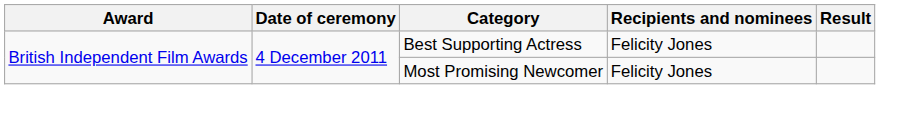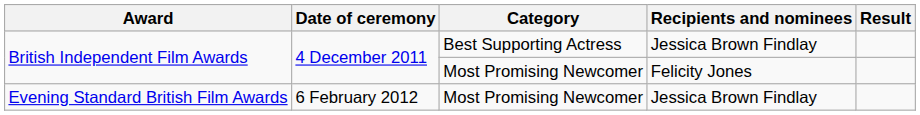(661, 44) Felicity Jones -> (734, 44) Jessica Brown Findlay
+ row: (148, 97)
